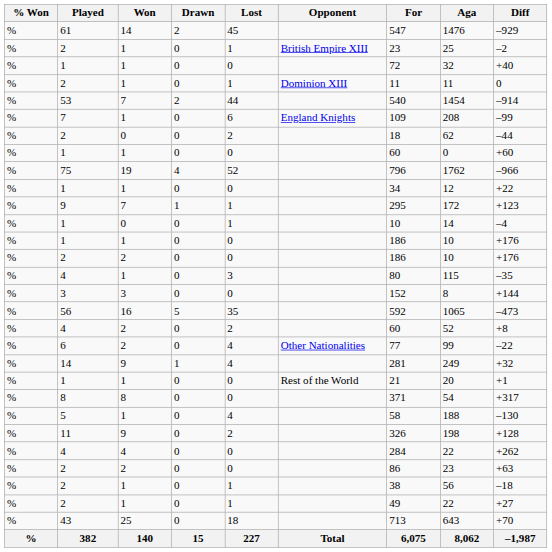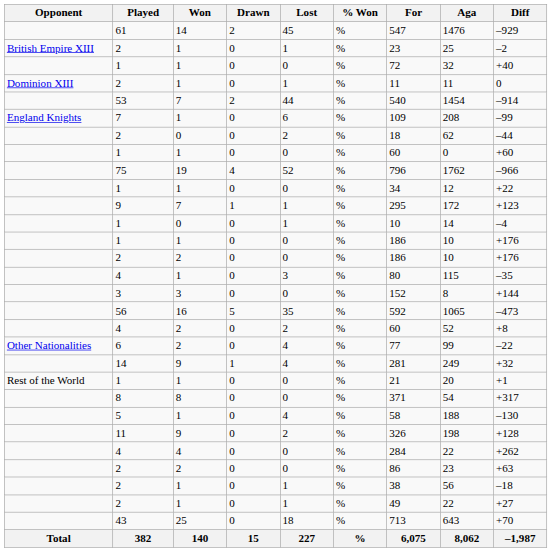columns swapped: (332, 13) <-> (31, 13)
